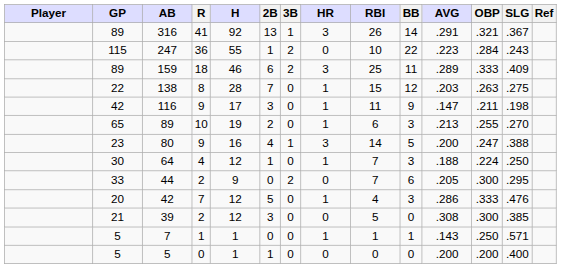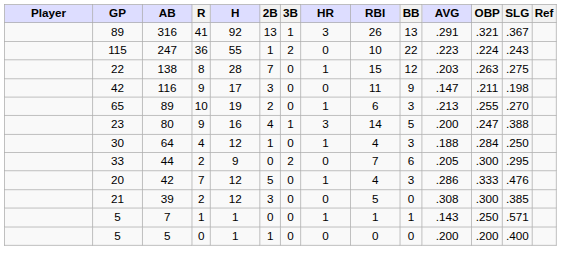(411, 32) 14 -> (411, 32) 13
(487, 50) .284 -> (487, 50) .224
- row: (167, 69)
(325, 106) 1 -> (325, 87) 0
(375, 161) 7 -> (375, 143) 4
(487, 161) .224 -> (487, 143) .284
